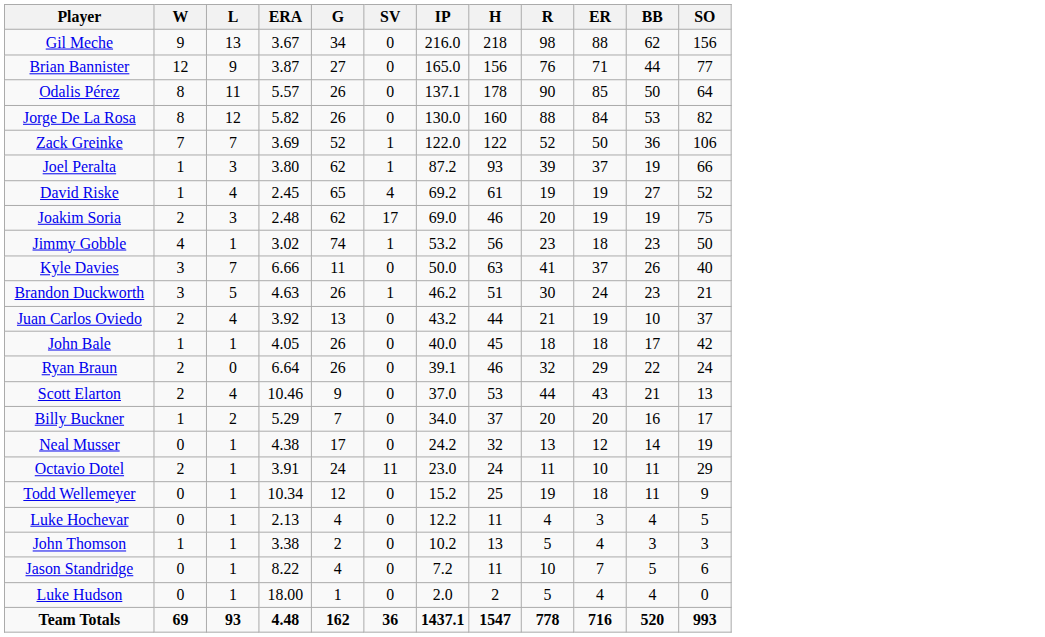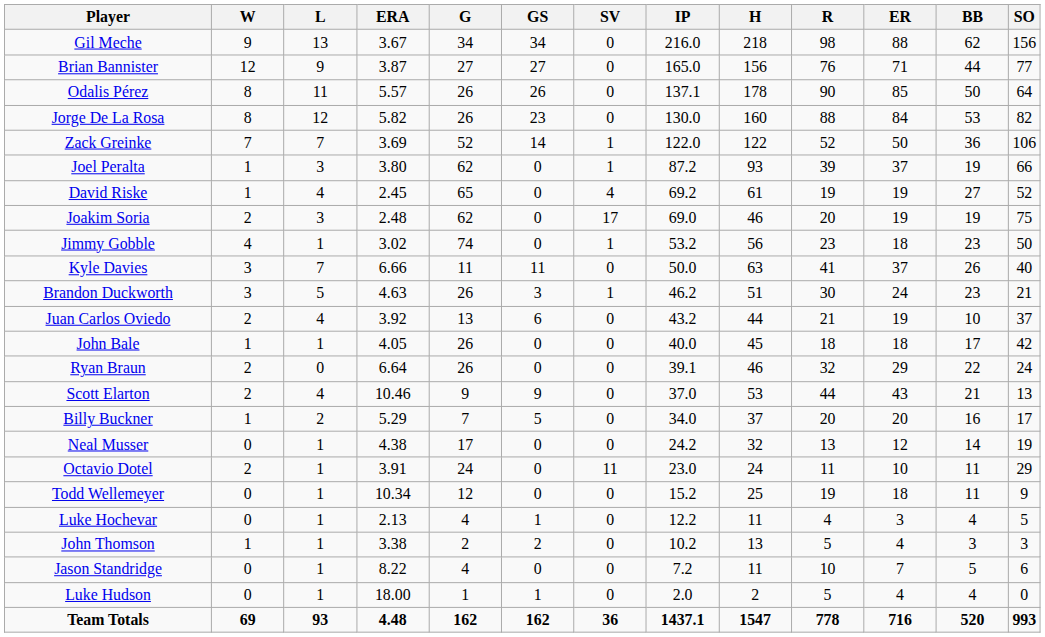+ column: (538, 17)
